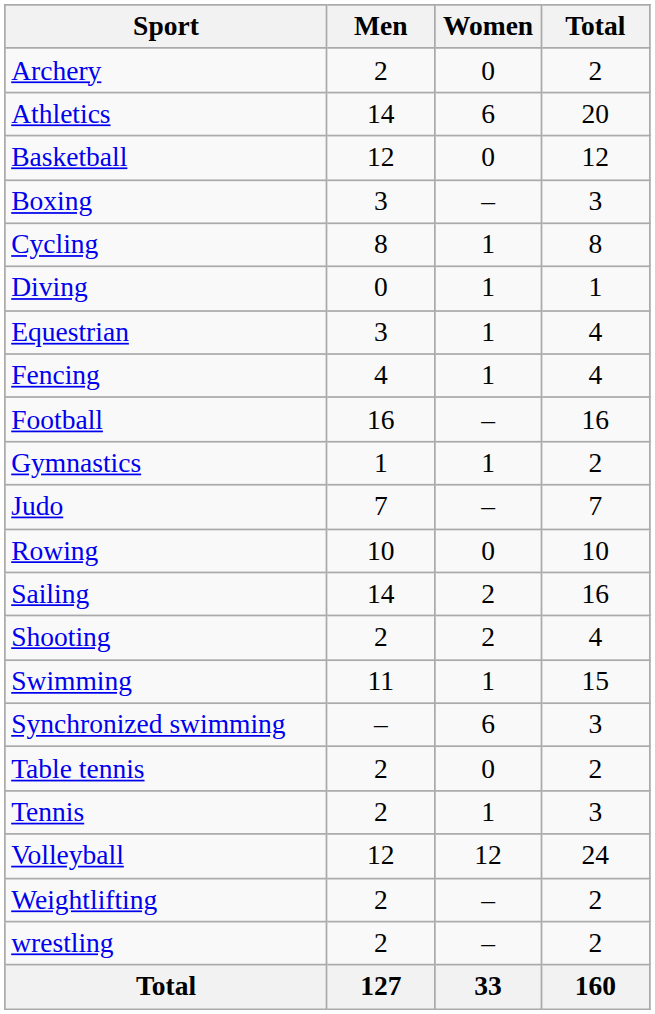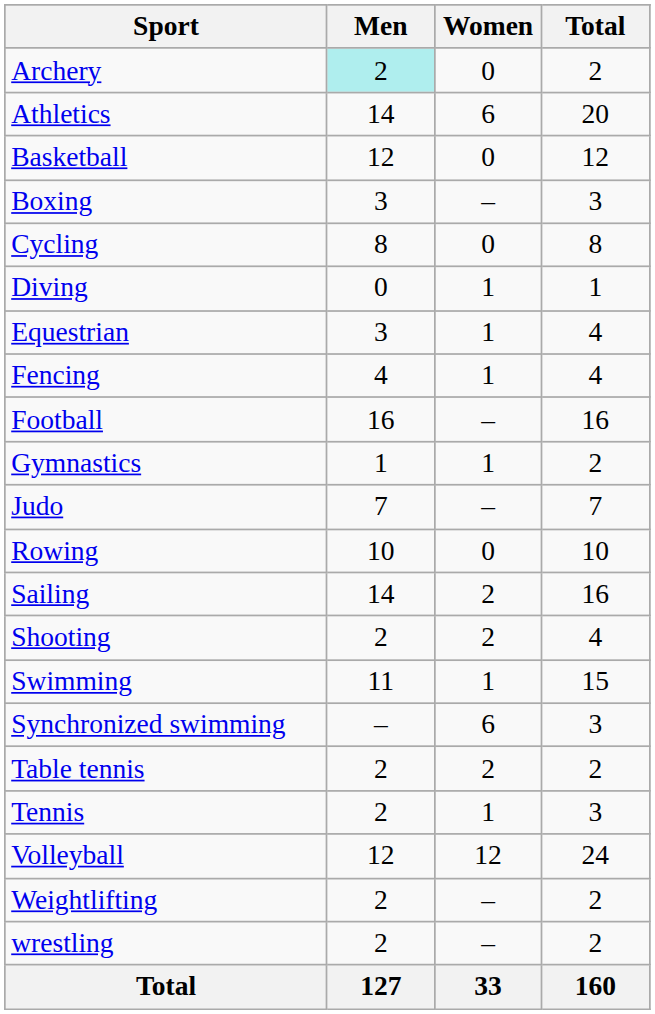(381, 69) no background -> (381, 69) paleturquoise background
(488, 244) 1 -> (488, 244) 0
(488, 768) 0 -> (488, 768) 2
